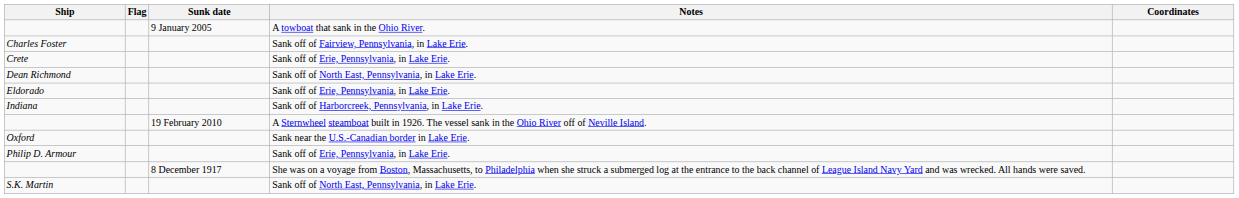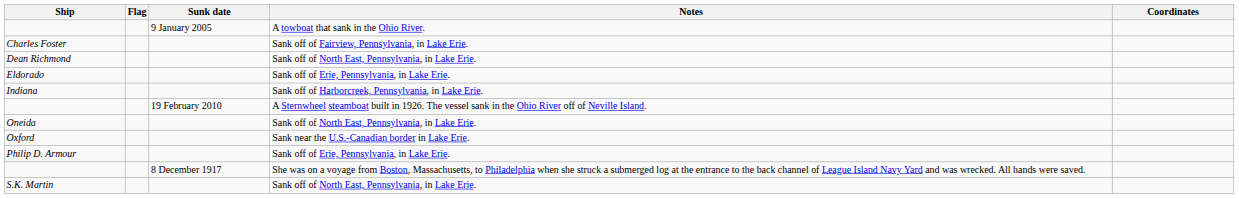- row: (17, 59)
+ row: (21, 122)
